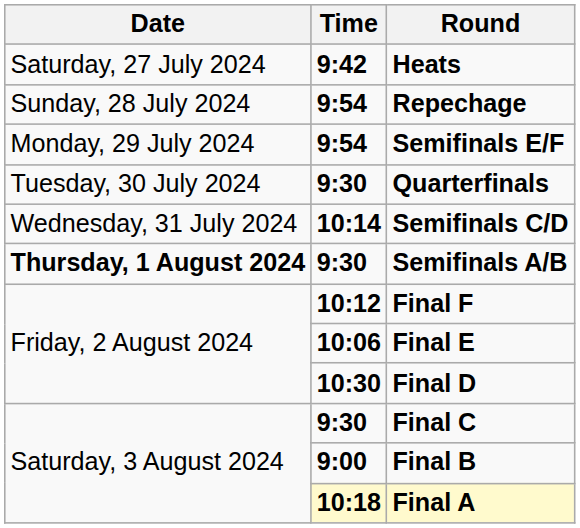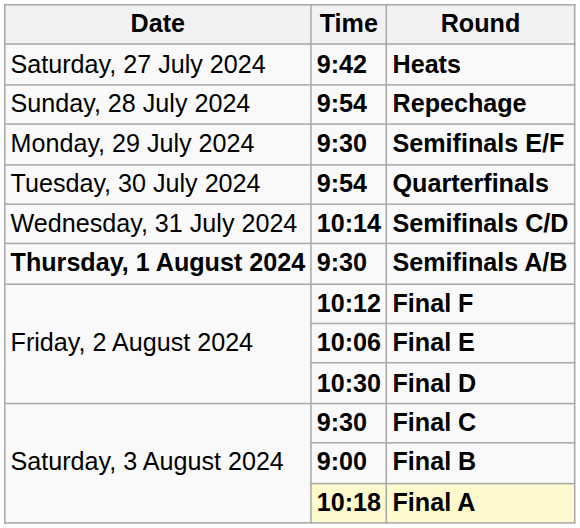(342, 143) 9:54 -> (342, 143) 9:30
(342, 183) 9:30 -> (342, 183) 9:54
